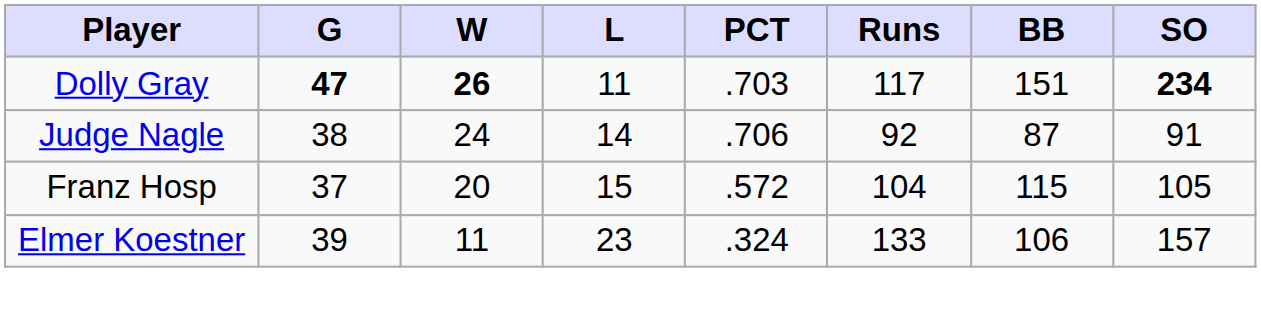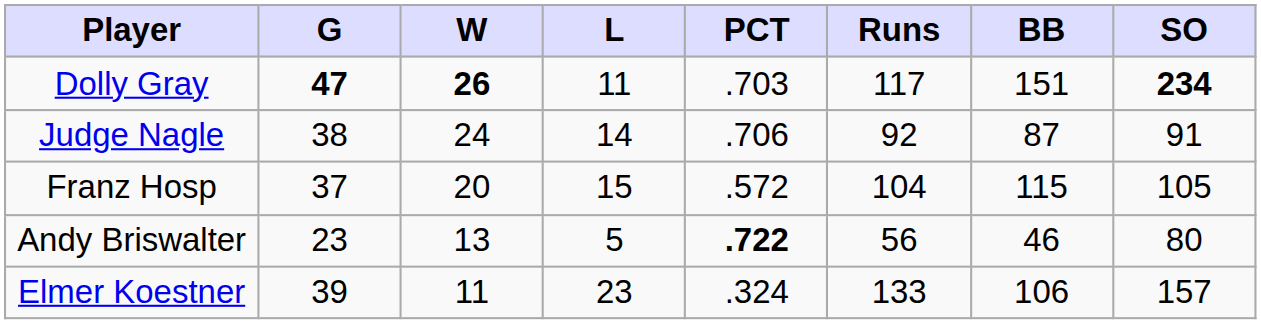+ row: (132, 239)
